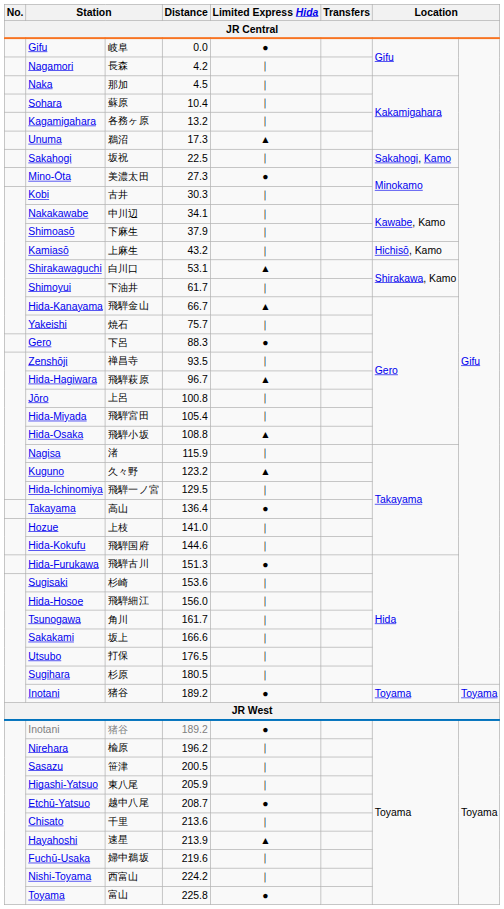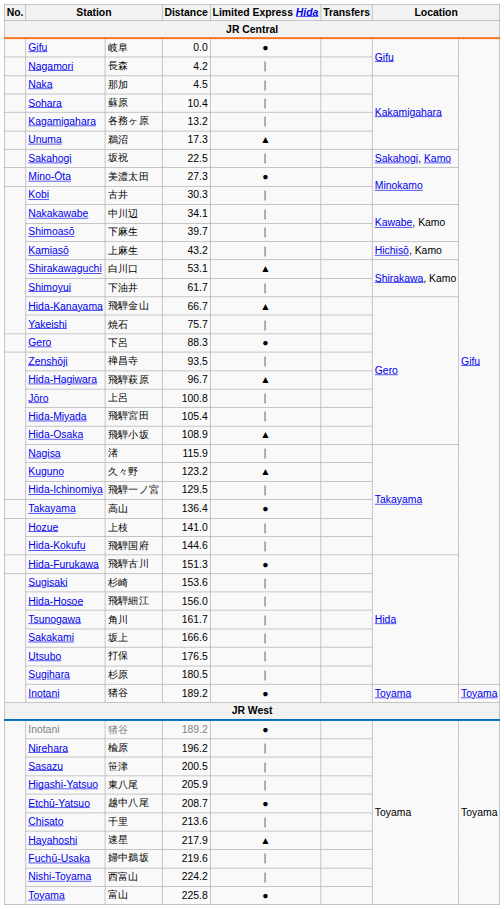(198, 232) 37.9 -> (198, 232) 39.7
(195, 435) 108.8 -> (195, 435) 108.9
(195, 840) 213.9 -> (195, 840) 217.9
